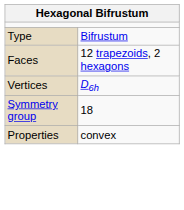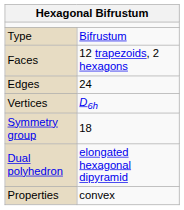+ row: (23, 84)
+ row: (35, 165)
